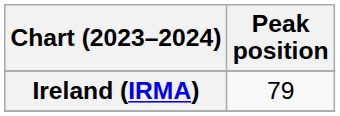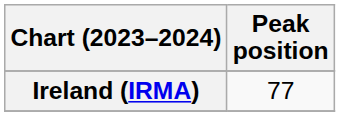(281, 90) 79 -> (281, 90) 77
